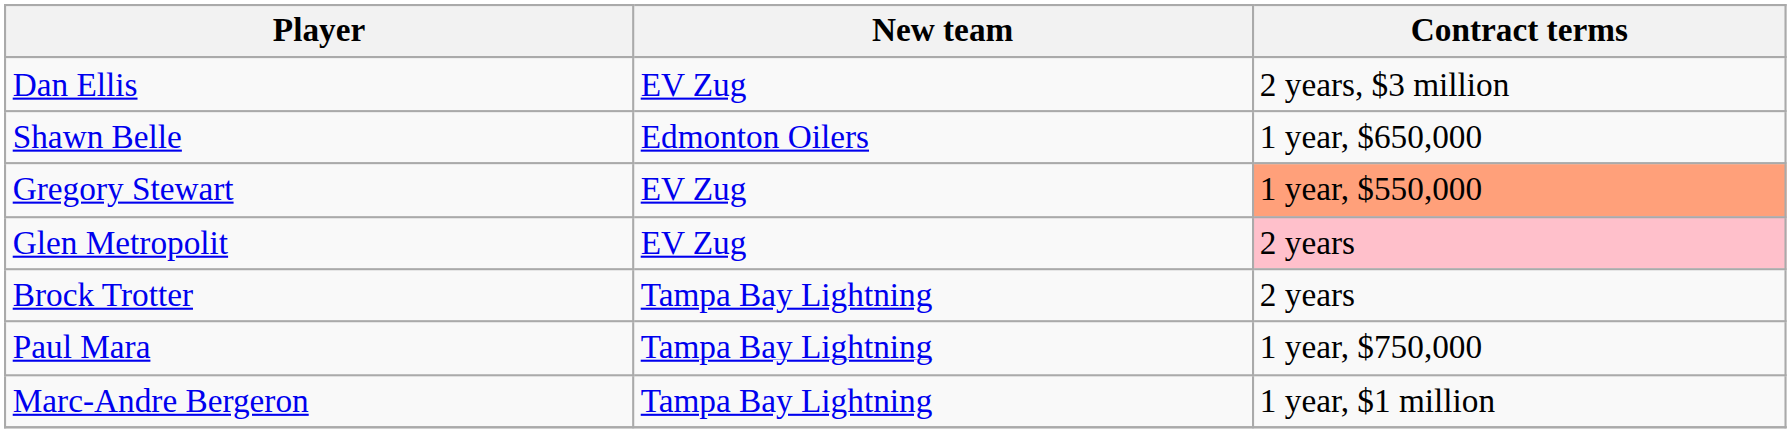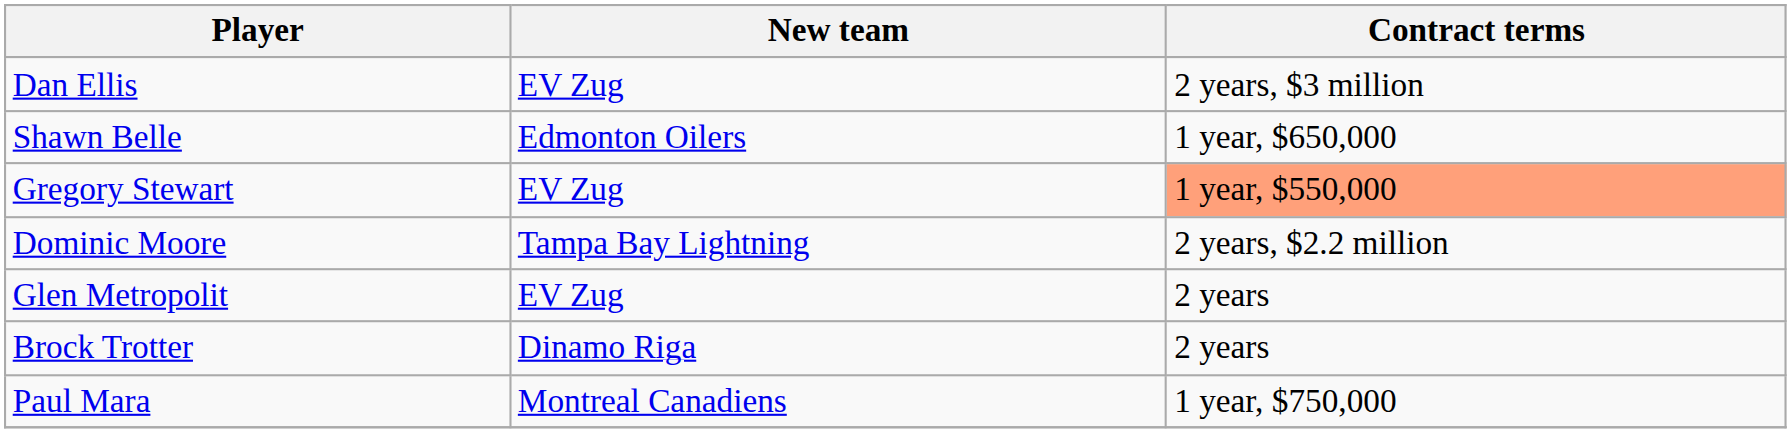+ row: (119, 242)
(1307, 242) pink background -> (1222, 294) no background
(787, 294) Tampa Bay Lightning -> (607, 347) Dinamo Riga
(787, 347) Tampa Bay Lightning -> (652, 400) Montreal Canadiens
- row: (161, 400)
